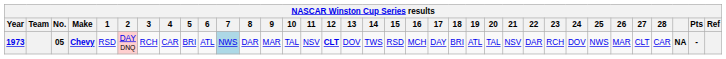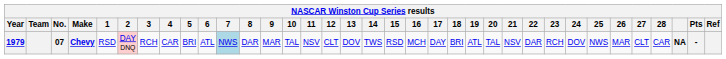(15, 43) 1973 -> (15, 43) 1979
(60, 43) 05 -> (60, 43) 07
(331, 43) bold -> (331, 43) normal
